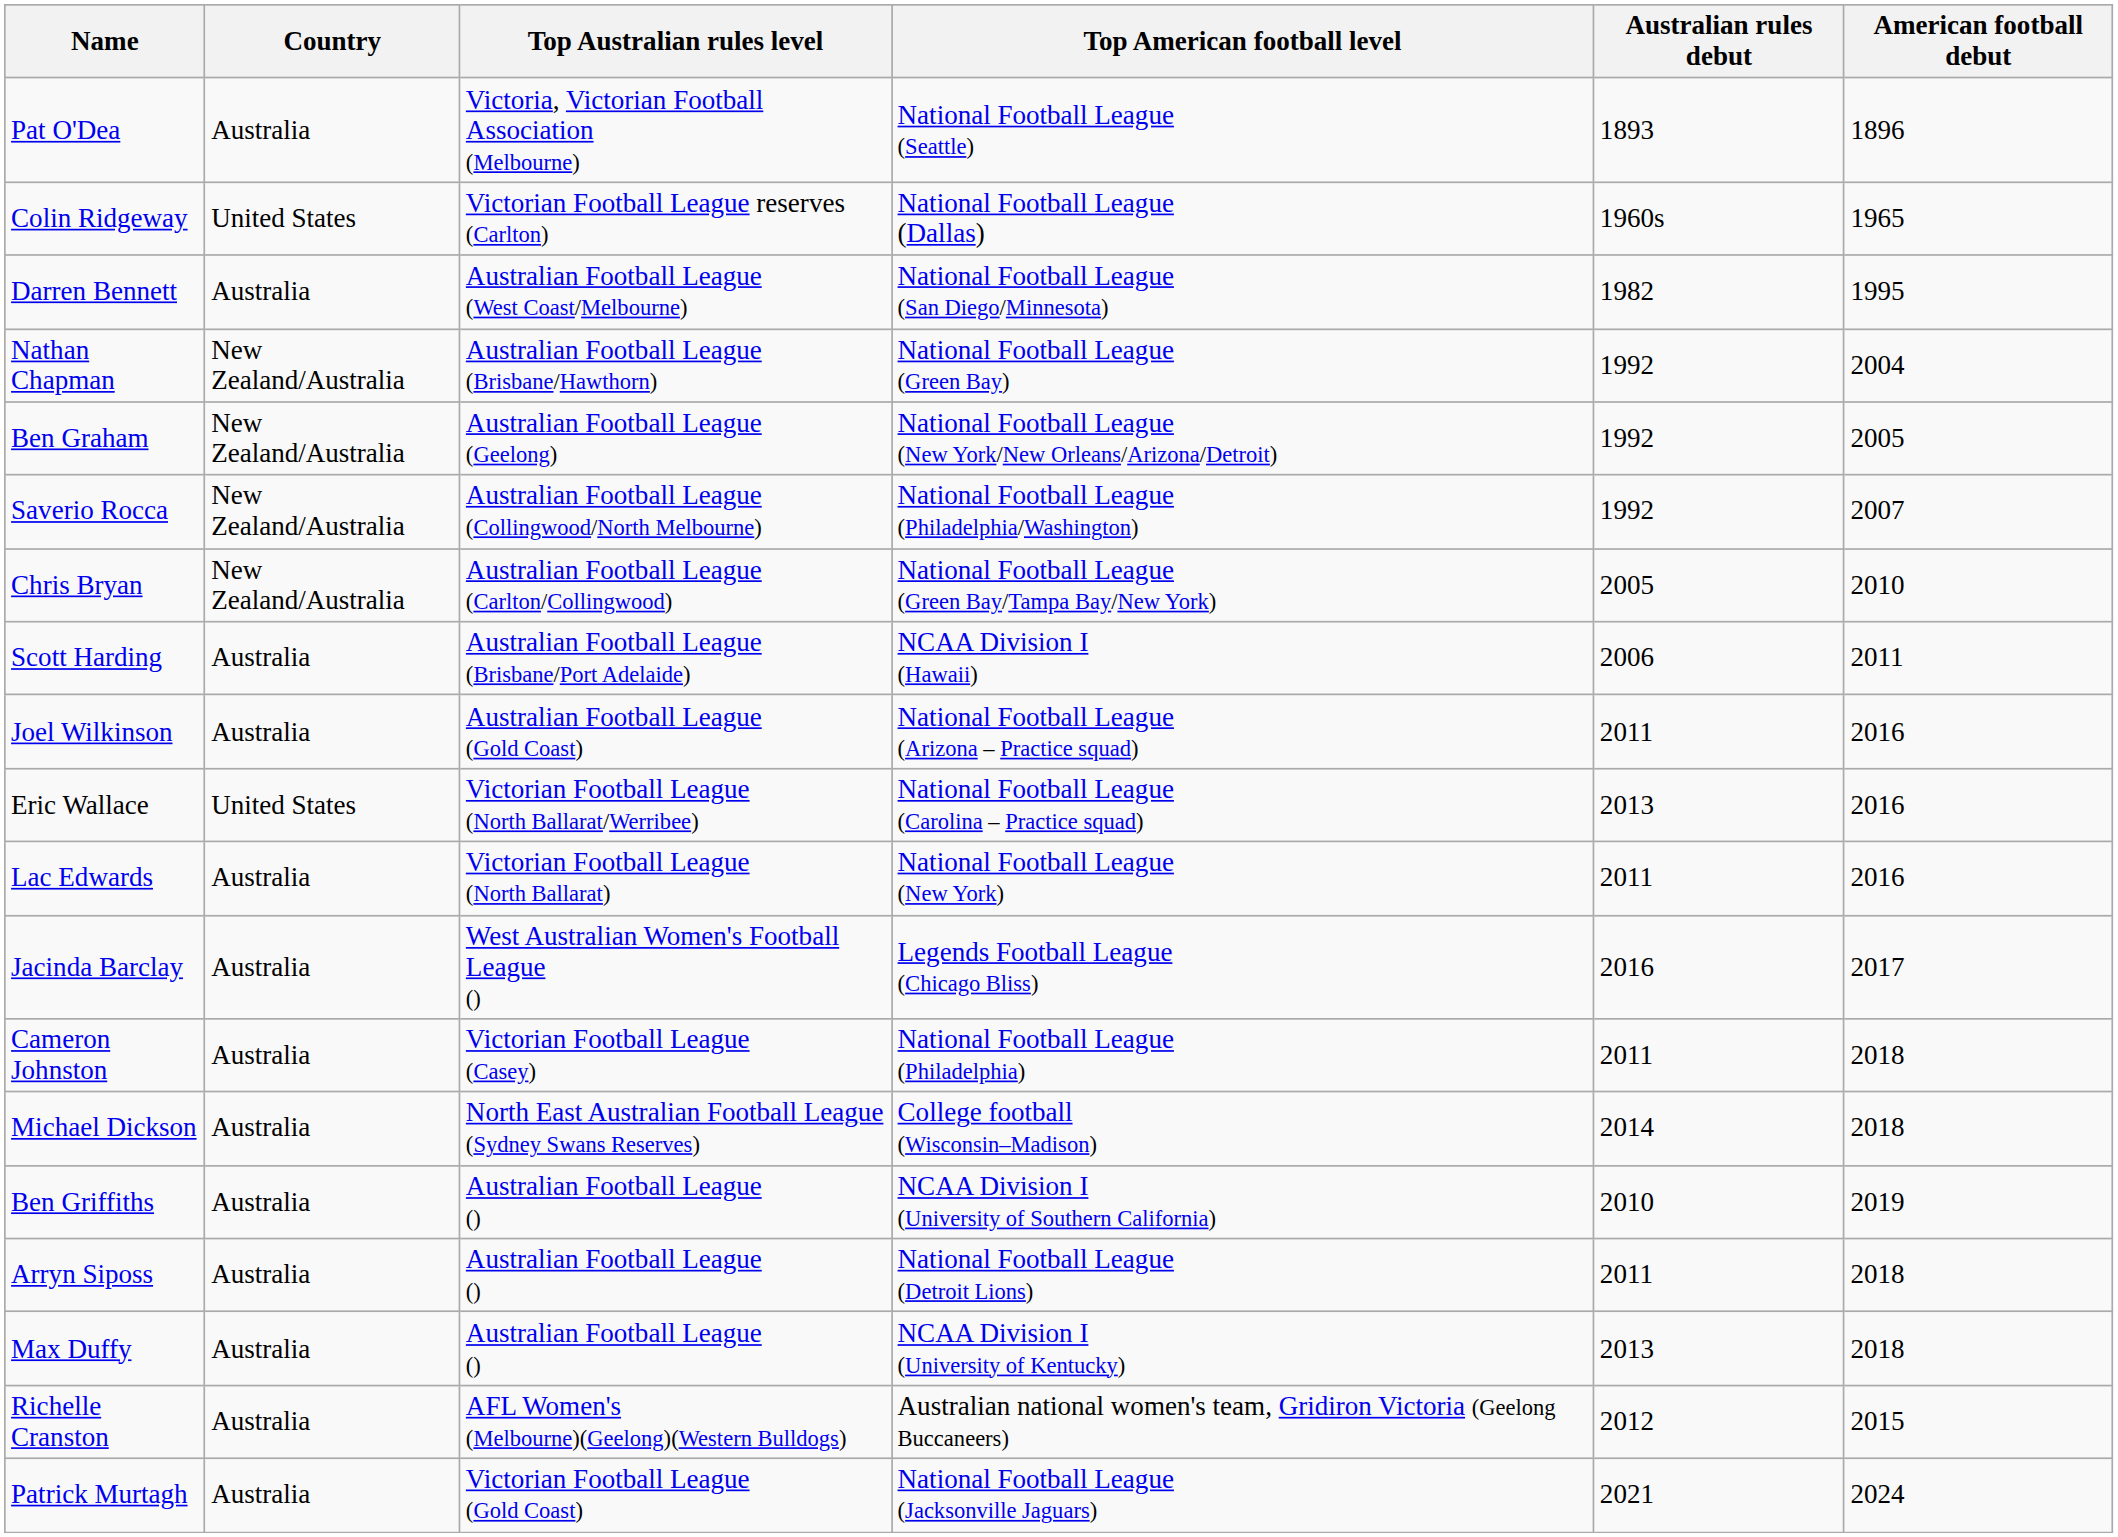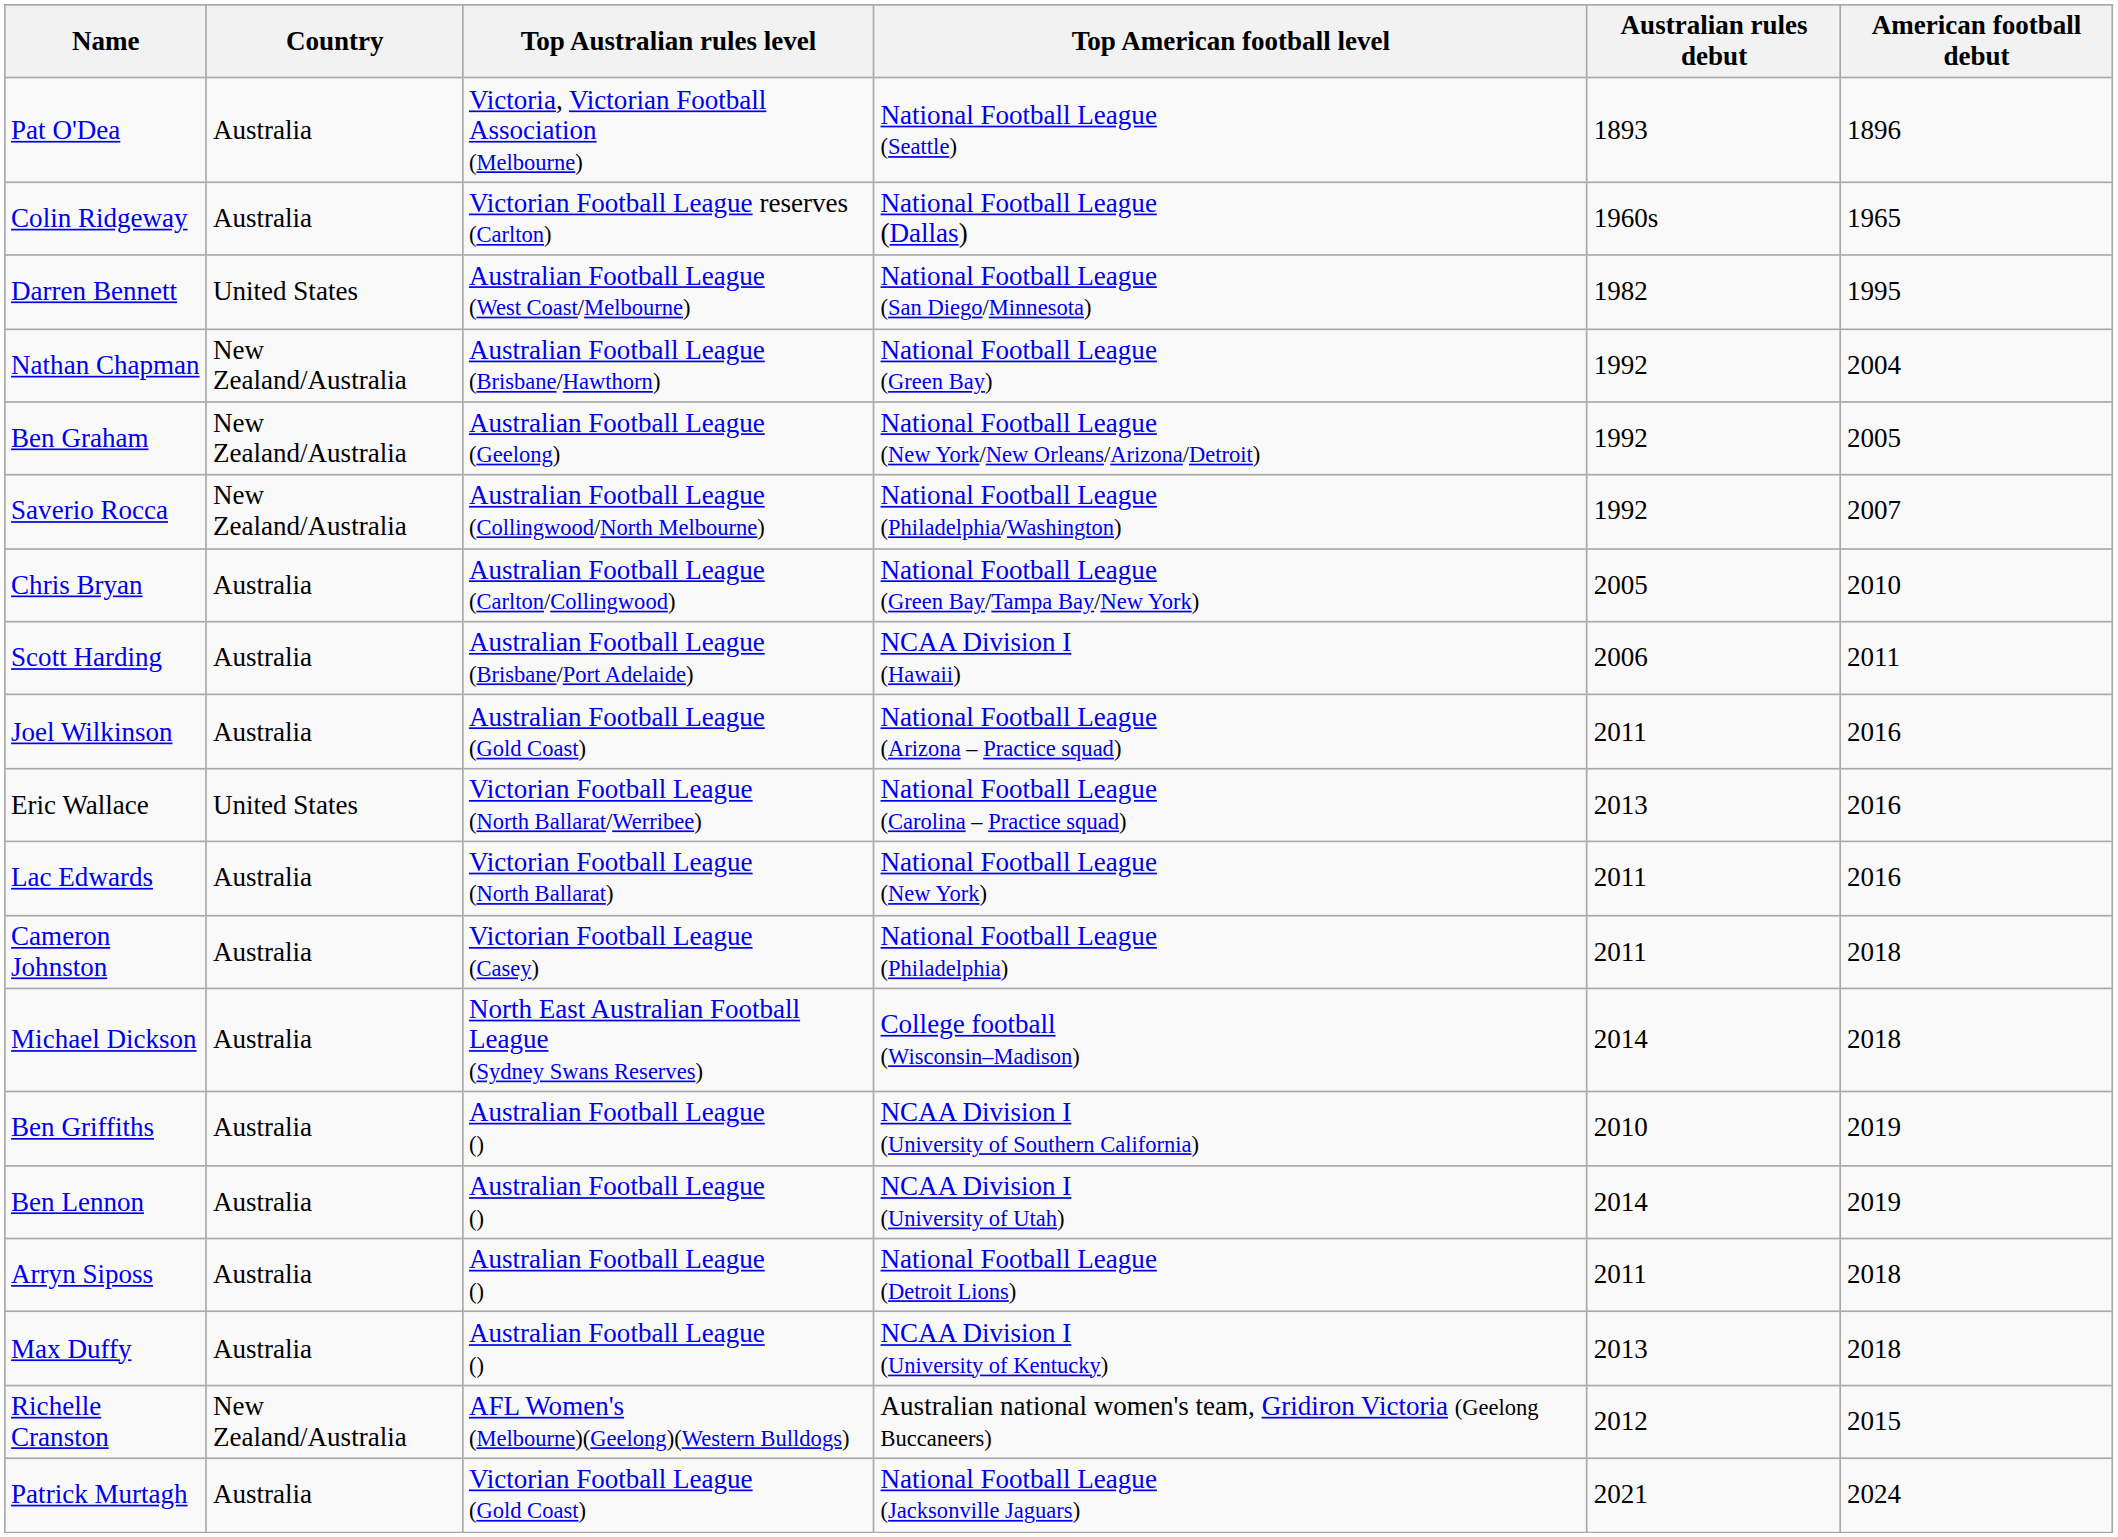(284, 218) United States -> (263, 218) Australia
(261, 291) Australia -> (285, 291) United States
(308, 584) New Zealand/Australia -> (263, 584) Australia
- row: (97, 966)
+ row: (78, 1201)
(261, 1421) Australia -> (310, 1421) New Zealand/Australia
